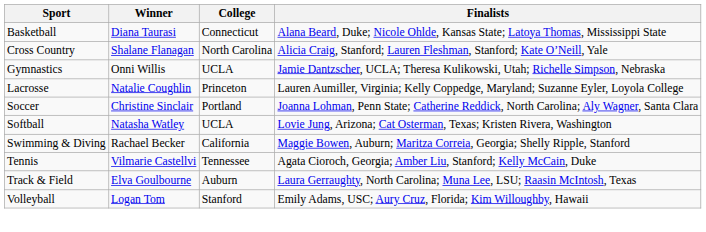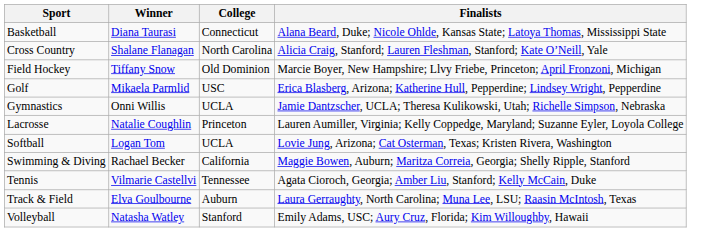+ row: (39, 69)
+ row: (18, 87)
- row: (23, 106)
(148, 124) Natasha Watley -> (138, 143) Logan Tom
(138, 198) Logan Tom -> (148, 217) Natasha Watley
